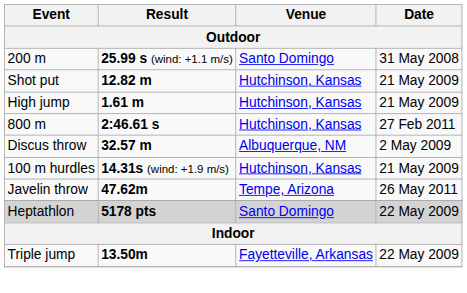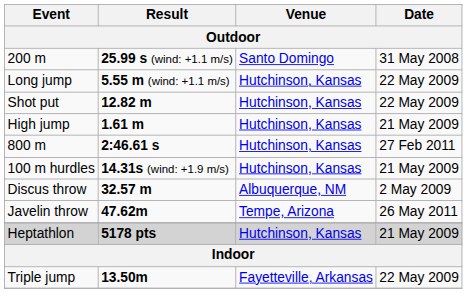+ row: (40, 80)
(419, 80) 21 May 2009 -> (419, 102) 22 May 2009
rows swapped: (51, 168) <-> (47, 146)
(287, 211) Santo Domingo -> (300, 233) Hutchinson, Kansas
(419, 211) 22 May 2009 -> (419, 233) 21 May 2009
